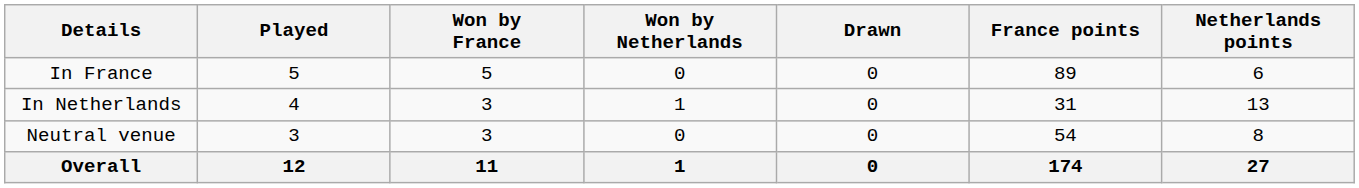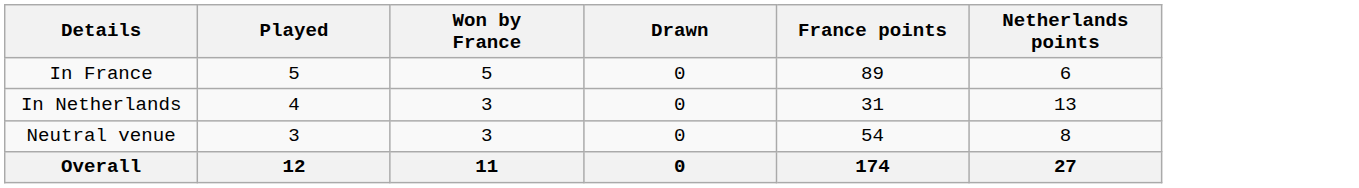- column: (680, 31)
